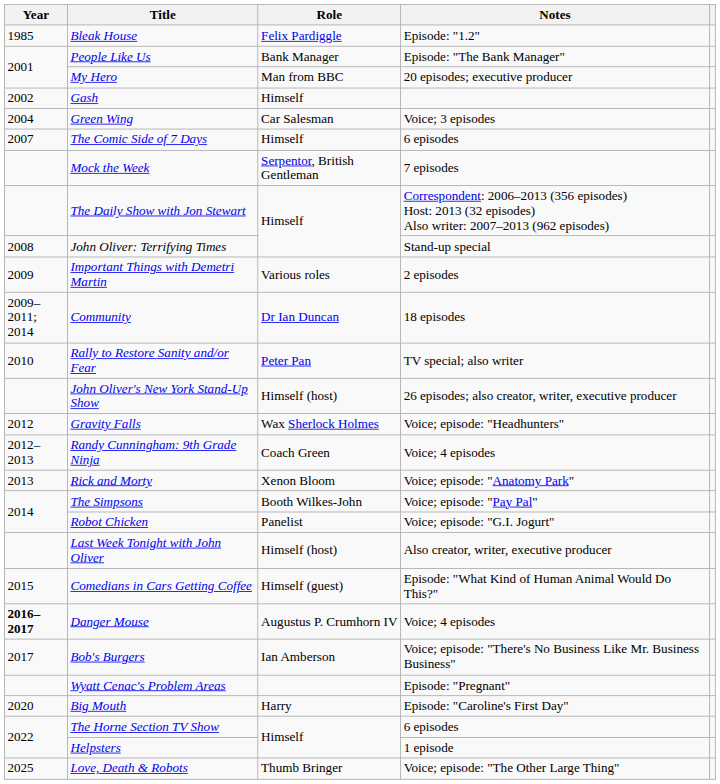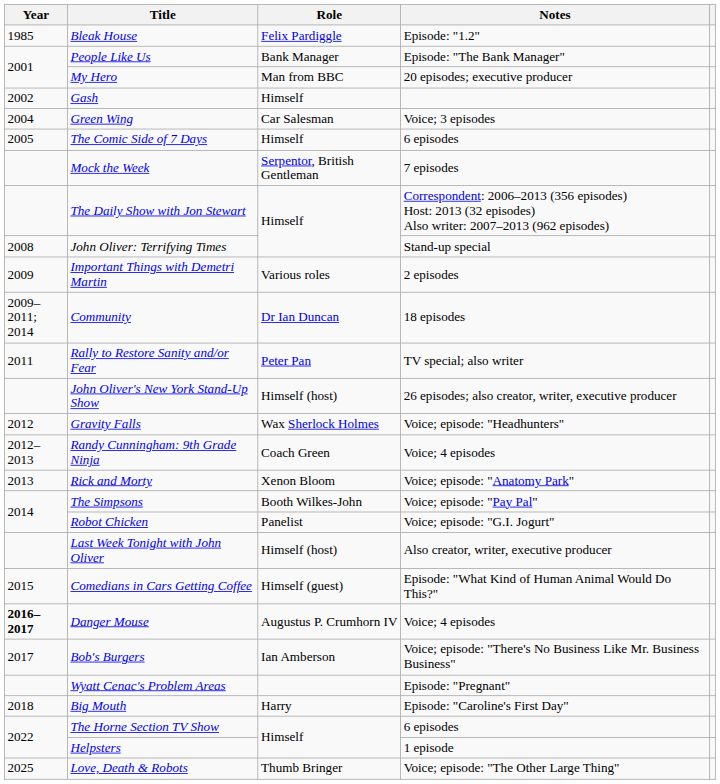(21, 139) 2007 -> (21, 139) 2005
(21, 360) 2010 -> (20, 360) 2011
(21, 706) 2020 -> (21, 706) 2018
